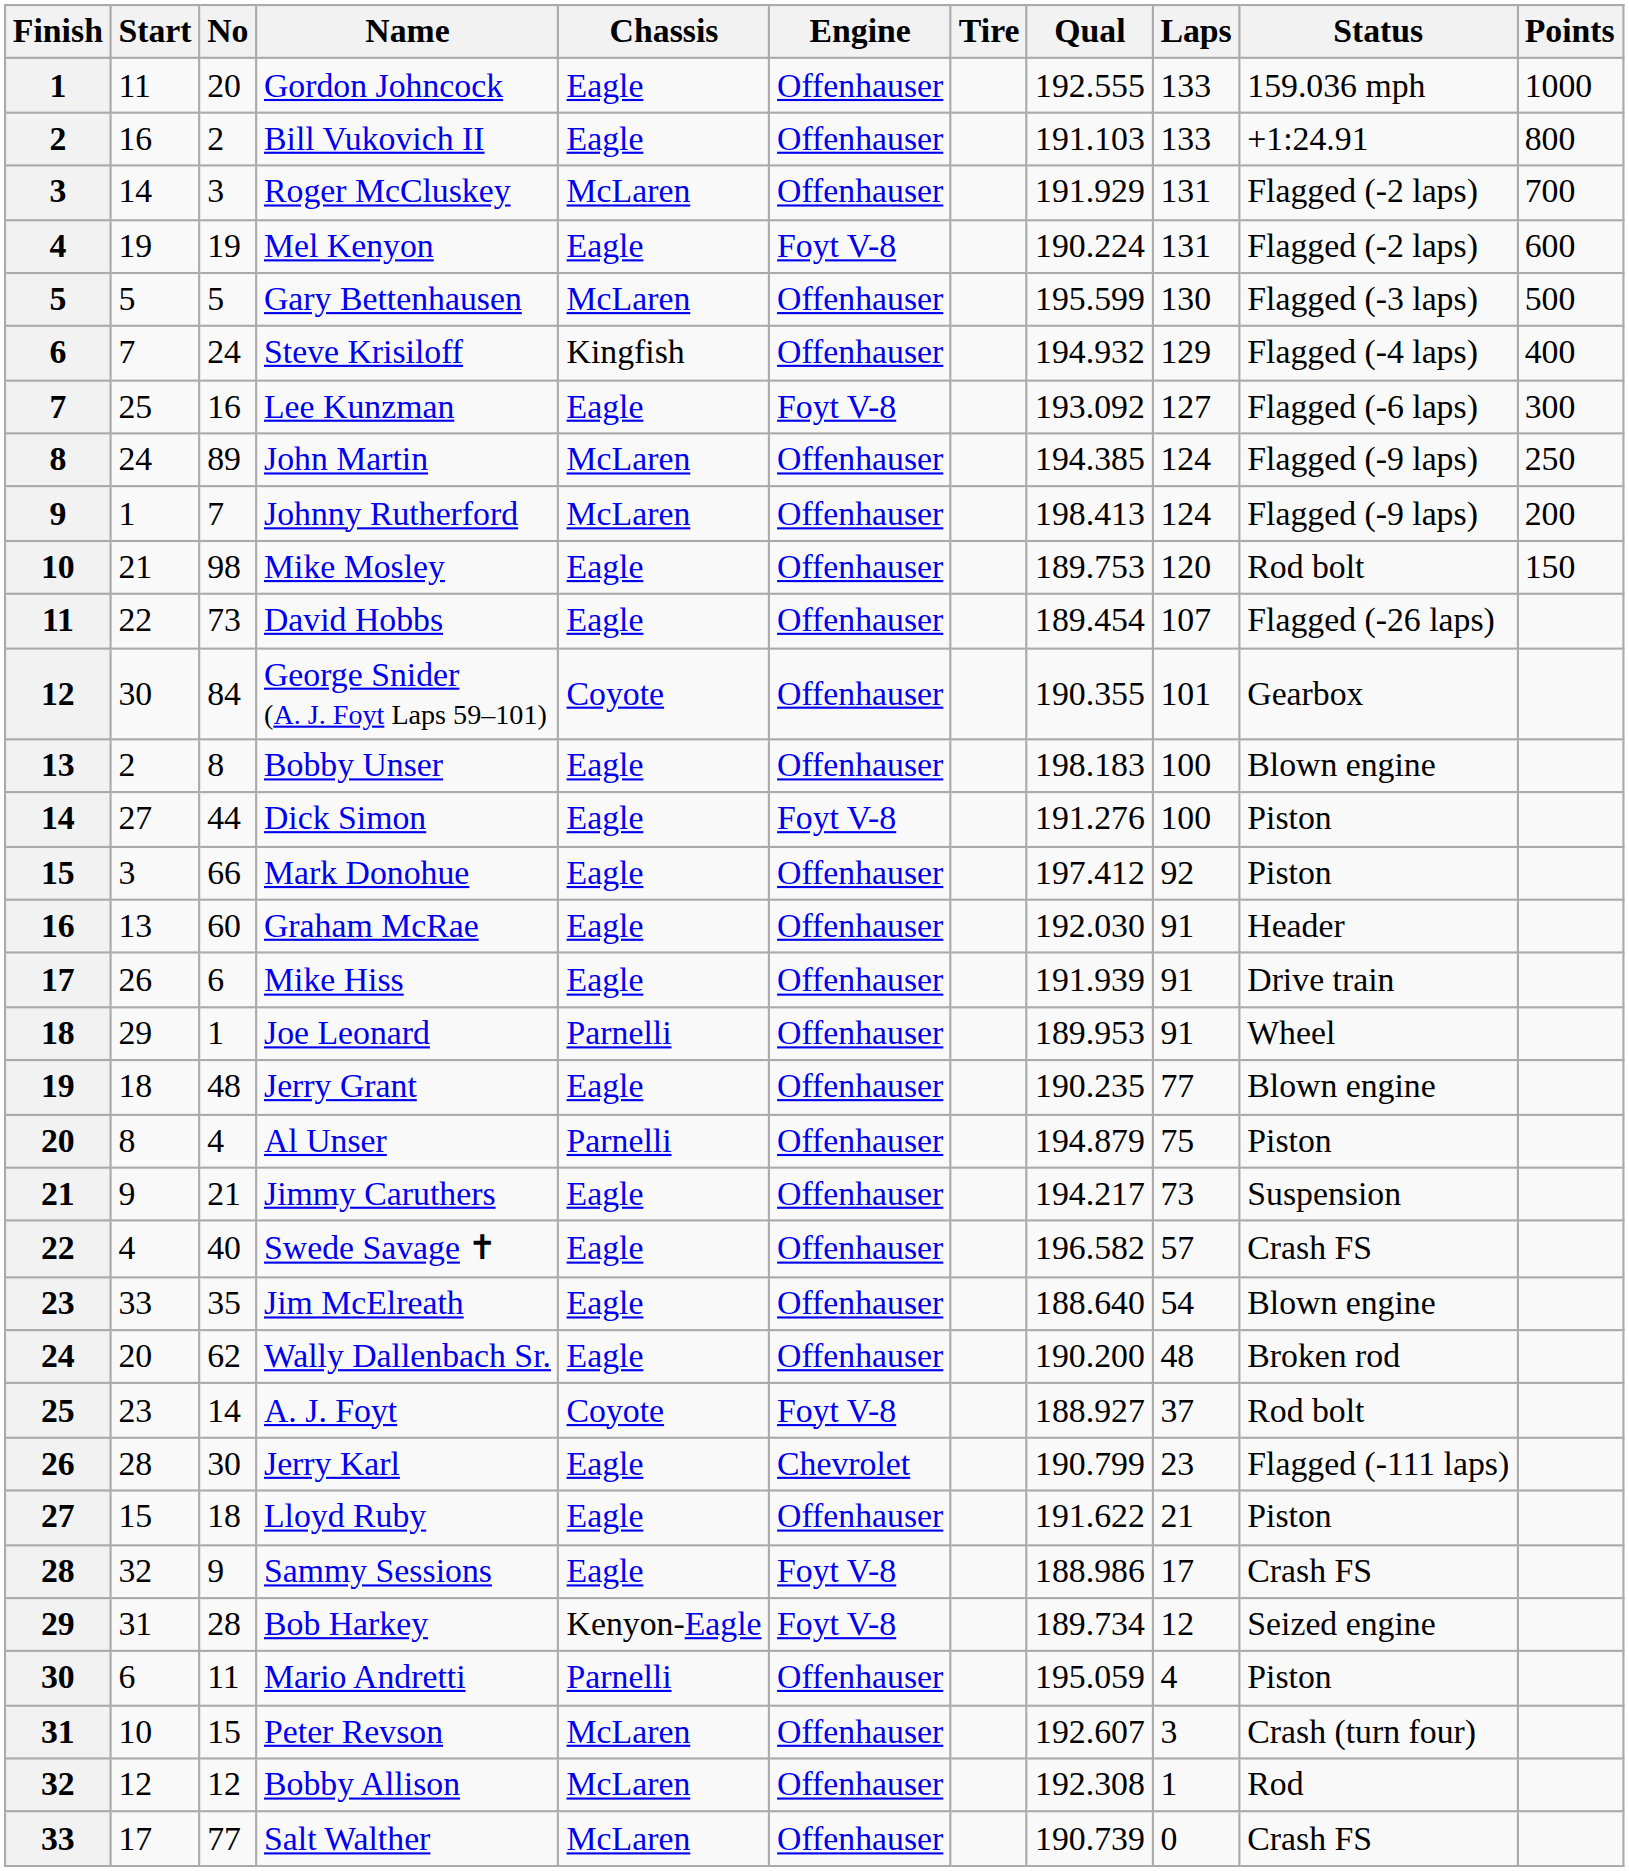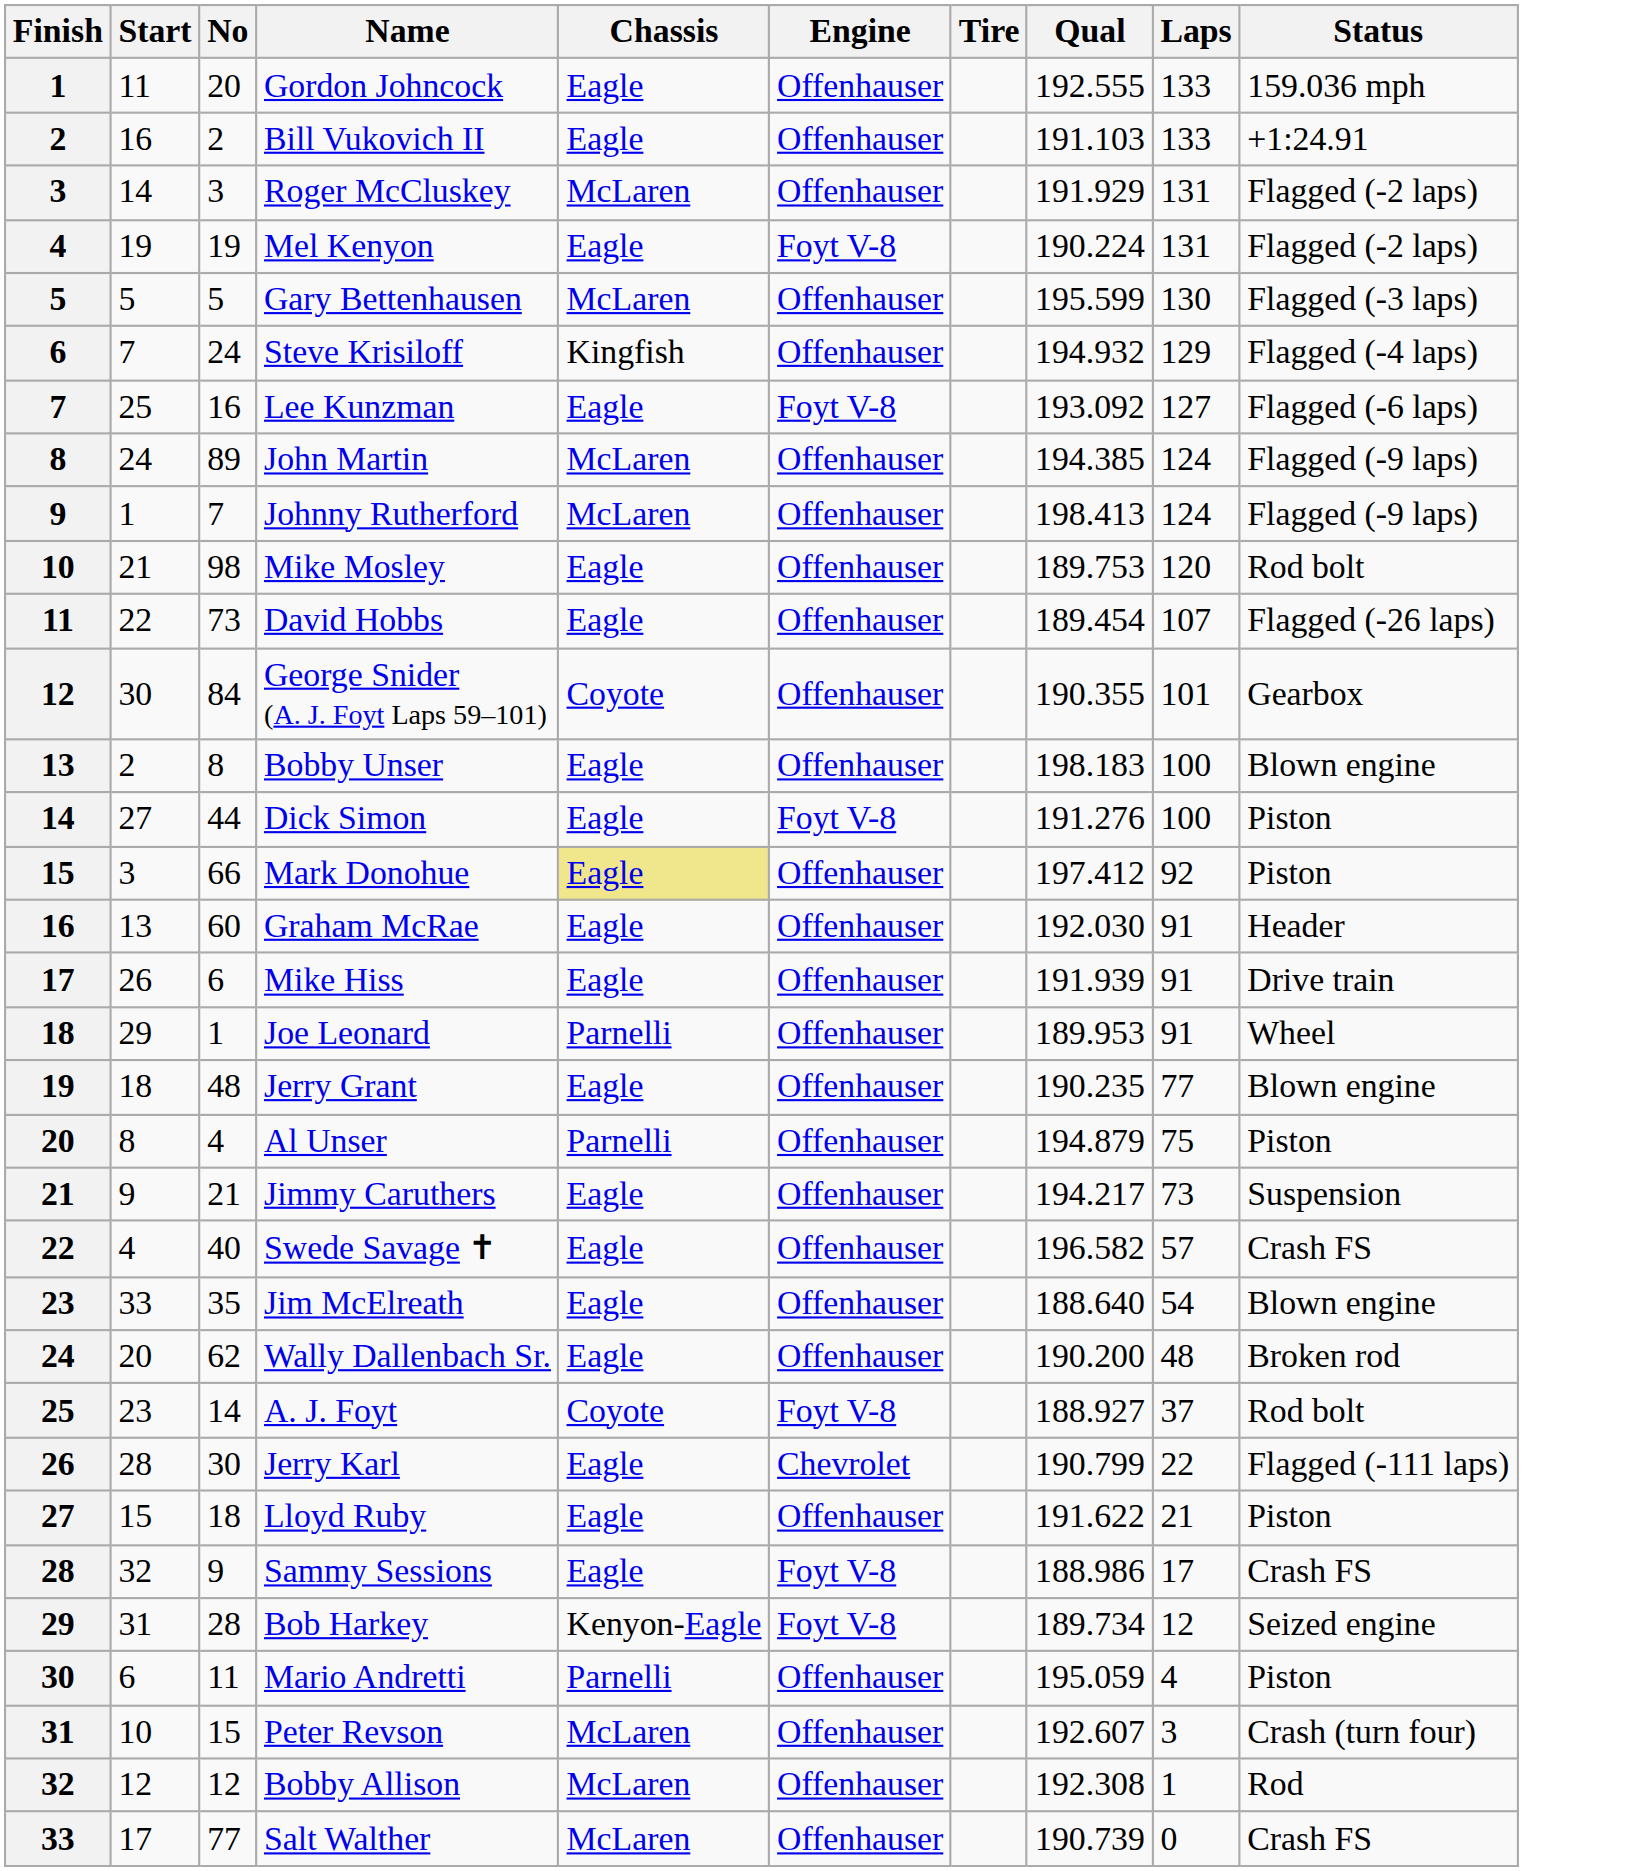- column: (1570, 31)
(605, 872) no background -> (605, 872) khaki background
(1177, 1463) 23 -> (1177, 1463) 22
